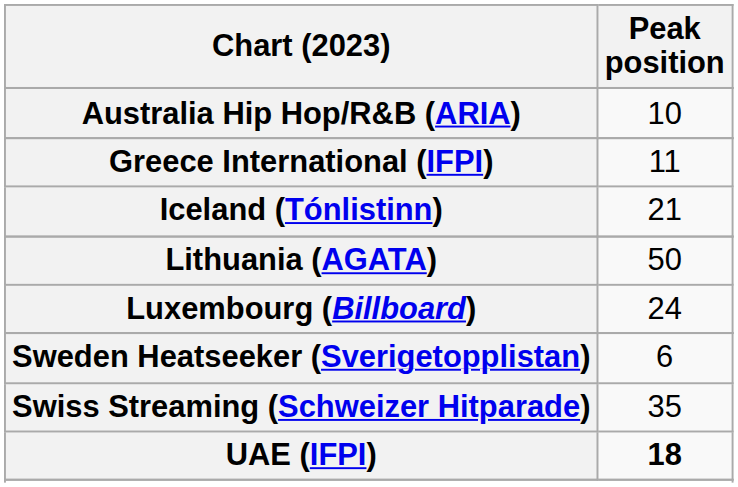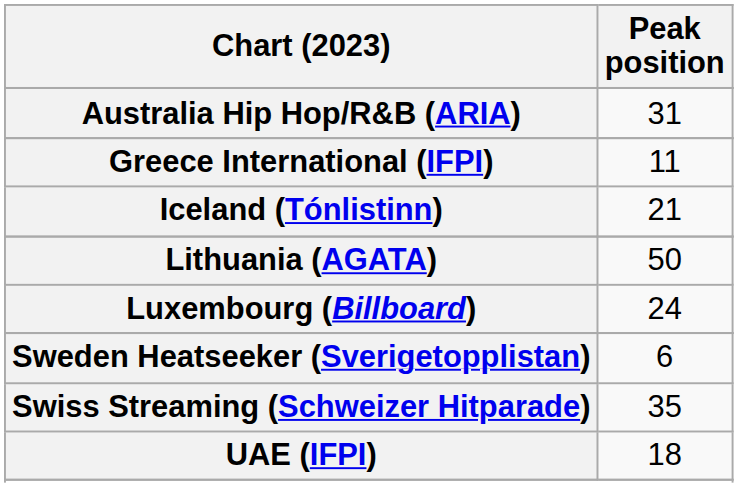(665, 112) 10 -> (665, 112) 31
(665, 455) bold -> (665, 455) normal
